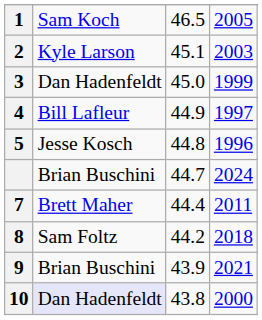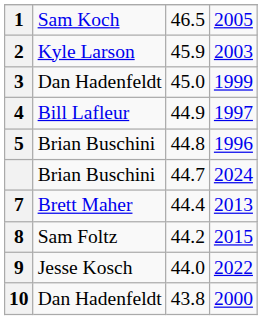(188, 50) 45.1 -> (188, 50) 45.9
(85, 143) Jesse Kosch -> (96, 143) Brian Buschini
(233, 205) 2011 -> (233, 205) 2013
(233, 236) 2018 -> (233, 236) 2015
(96, 267) Brian Buschini -> (85, 267) Jesse Kosch
(188, 267) 43.9 -> (188, 267) 44.0
(233, 267) 2021 -> (233, 267) 2022
(100, 298) lavender background -> (100, 298) no background
